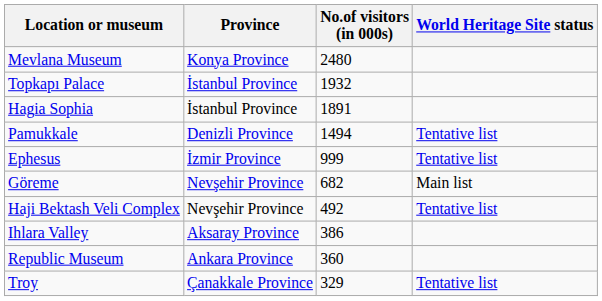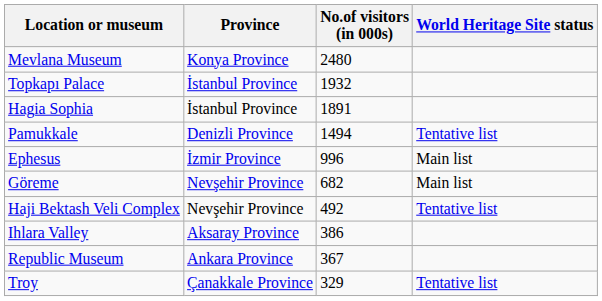(332, 158) 999 -> (332, 158) 996
(457, 158) Tentative list -> (444, 158) Main list
(332, 258) 360 -> (332, 258) 367
